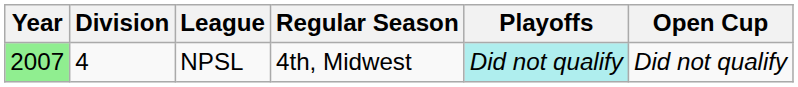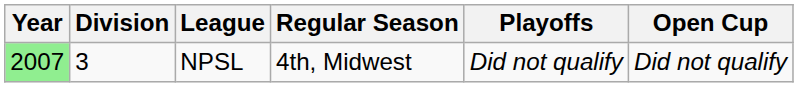(82, 61) 4 -> (82, 61) 3
(546, 61) paleturquoise background -> (546, 61) no background
